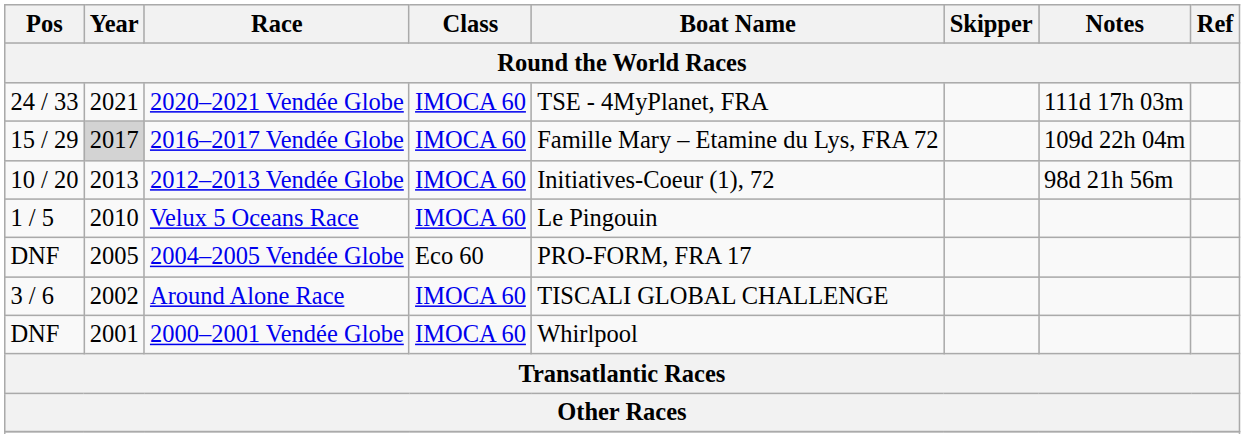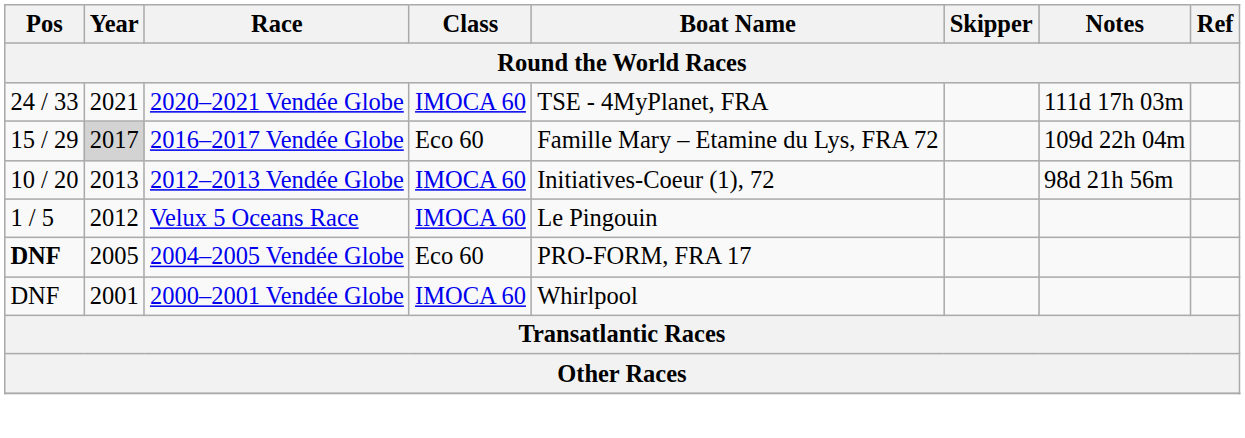(470, 140) IMOCA 60 -> (449, 140) Eco 60
(114, 218) 2010 -> (114, 218) 2012
(35, 256) normal -> (36, 256) bold
- row: (247, 295)
